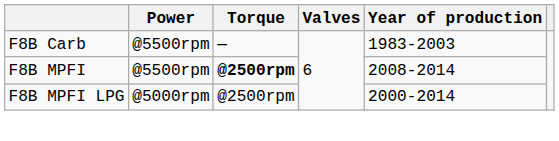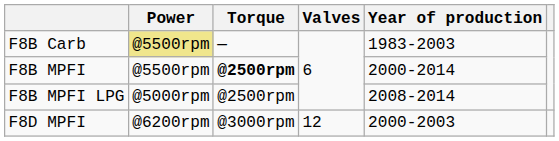(171, 44) no background -> (171, 44) khaki background
(412, 70) 2008-2014 -> (412, 70) 2000-2014
(412, 97) 2000-2014 -> (412, 97) 2008-2014
+ row: (47, 123)
